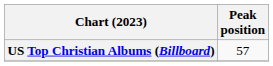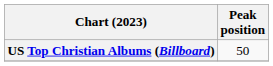(243, 50) 57 -> (243, 50) 50
